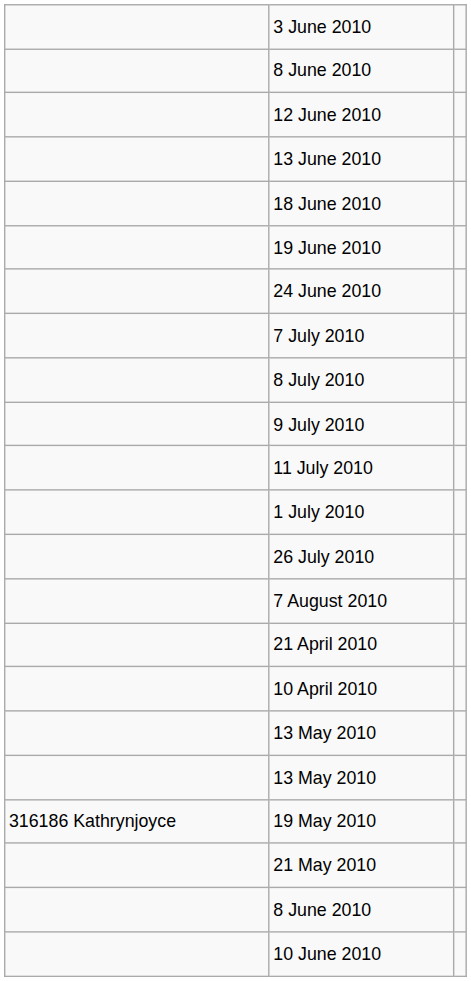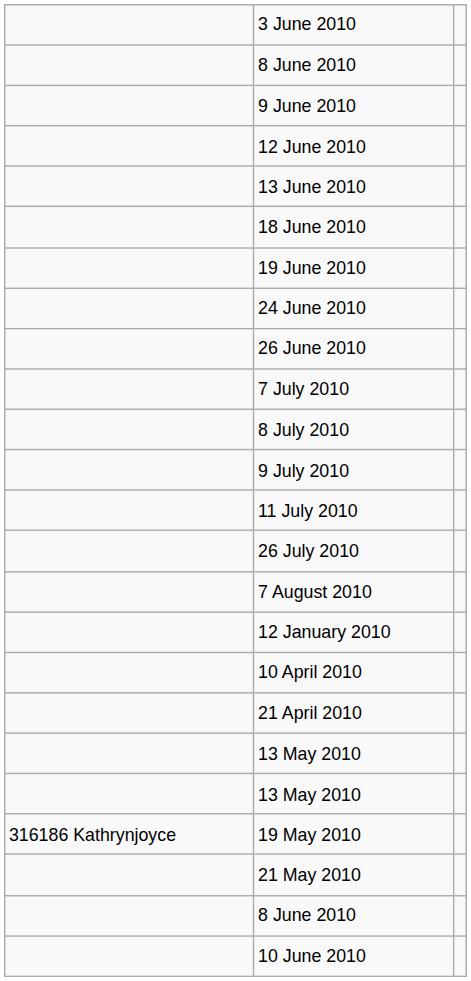+ row: (129, 106)
+ row: (129, 349)
- row: (137, 512)
+ row: (129, 632)
rows swapped: (137, 689) <-> (137, 645)
